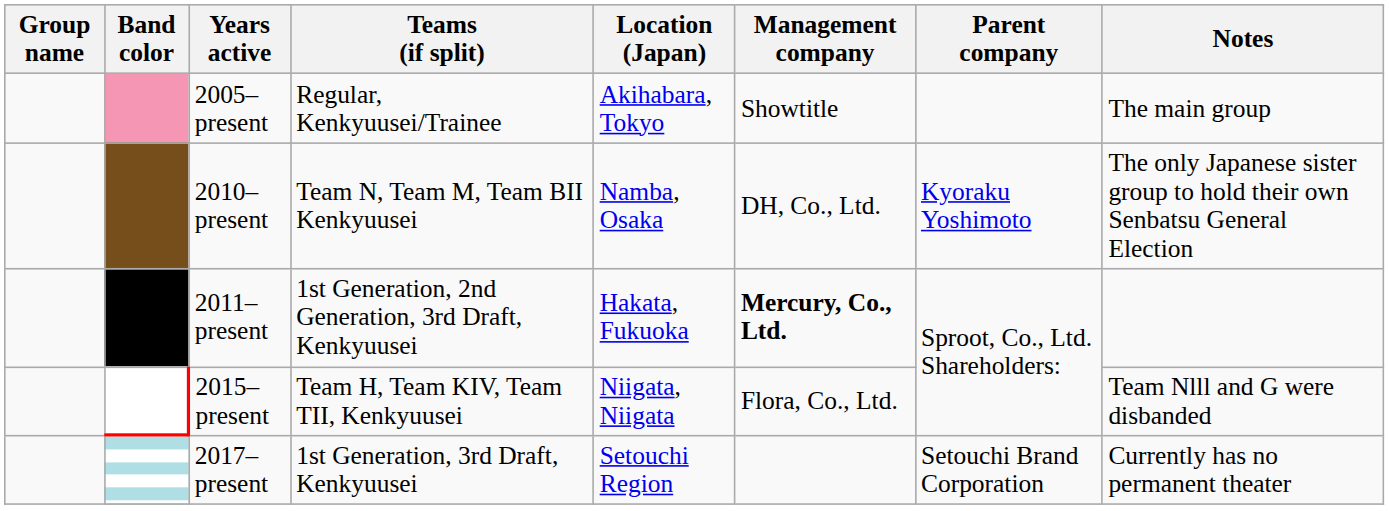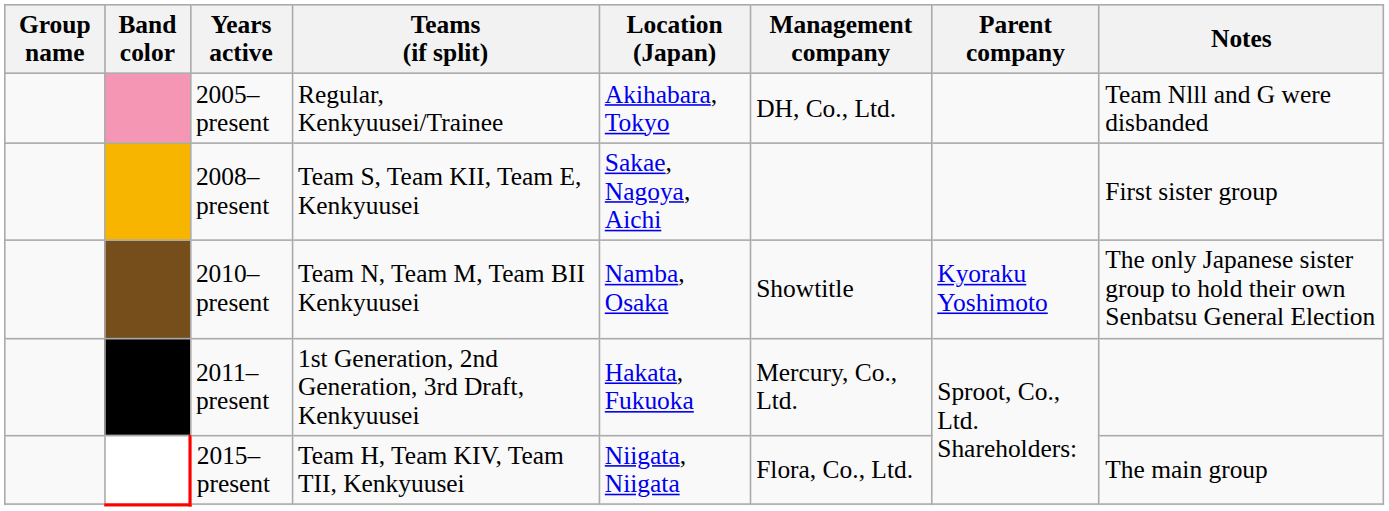(790, 107) Showtitle -> (826, 107) DH, Co., Ltd.
(1190, 107) The main group -> (1218, 107) Team Nlll and G were disbanded
+ row: (233, 191)
(811, 205) DH, Co., Ltd. -> (805, 288) Showtitle
(816, 317) bold -> (827, 386) normal
(1221, 400) Team Nlll and G were disbanded -> (1187, 469) The main group
- row: (231, 469)
